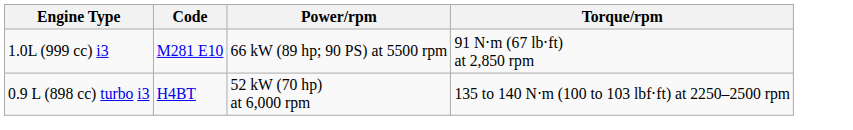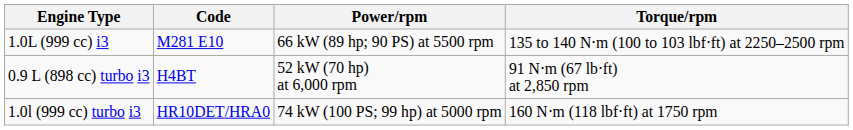(509, 51) 91 N⋅m (67 lb⋅ft) at 2,850 rpm -> (677, 42) 135 to 140 N⋅m (100 to 103 lbf⋅ft) at 2250–2500 rpm
(622, 94) 135 to 140 N⋅m (100 to 103 lbf⋅ft) at 2250–2500 rpm -> (563, 77) 91 N⋅m (67 lb⋅ft) at 2,850 rpm
+ row: (75, 111)
